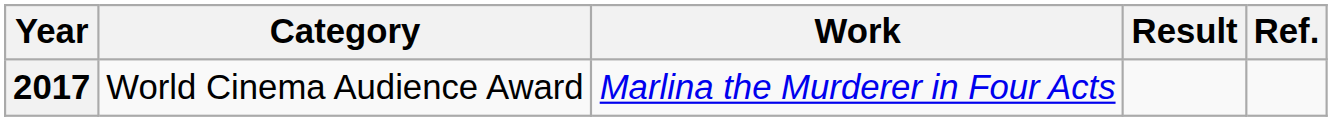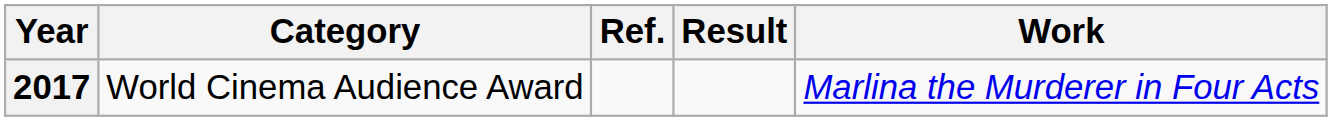columns swapped: (858, 32) <-> (1286, 32)
